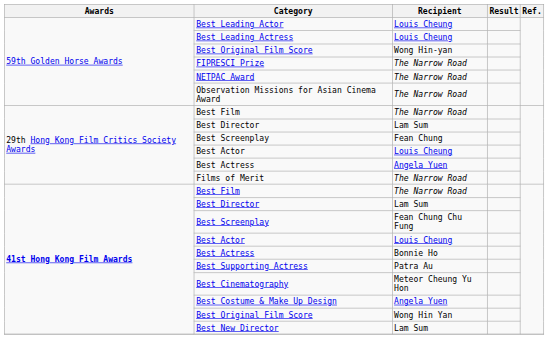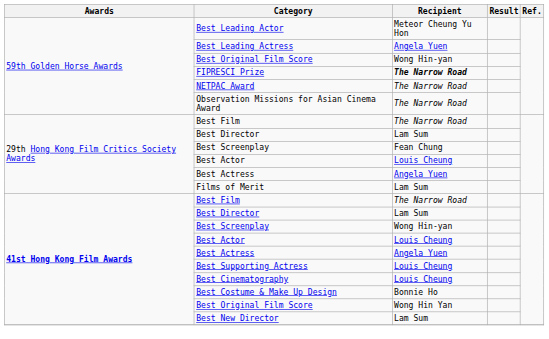(423, 24) Louis Cheung -> (433, 29) Meteor Cheung Yu Hon
(423, 37) Louis Cheung -> (421, 46) Angela Yuen
(430, 63) normal -> (430, 73) bold
(430, 178) The Narrow Road -> (411, 187) Lam Sum
(428, 222) Fean Chung Chu Fung -> (423, 227) Wong Hin-yan
(416, 253) Bonnie Ho -> (421, 253) Angela Yuen
(413, 266) Patra Au -> (423, 266) Louis Cheung
(433, 284) Meteor Cheung Yu Hon -> (423, 279) Louis Cheung
(421, 302) Angela Yuen -> (416, 292) Bonnie Ho
